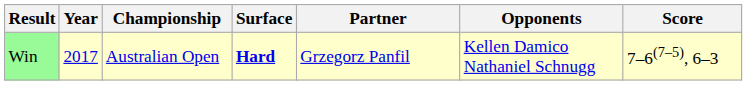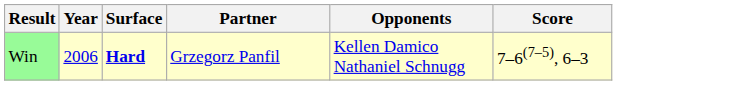- column: (167, 17)
(81, 55) 2017 -> (81, 55) 2006
